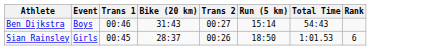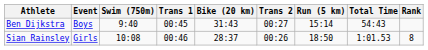+ column: (128, 11)
(118, 24) 00:46 -> (176, 24) 00:45
(118, 38) 00:45 -> (176, 38) 00:46
(354, 38) 6 -> (411, 38) 8
